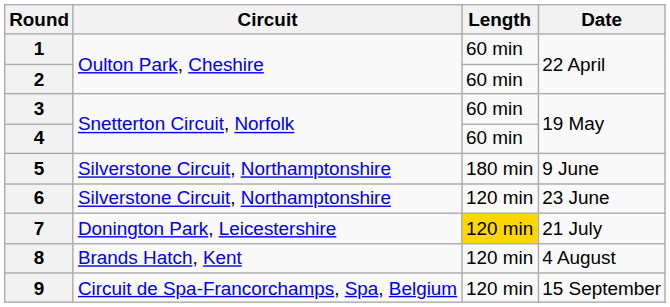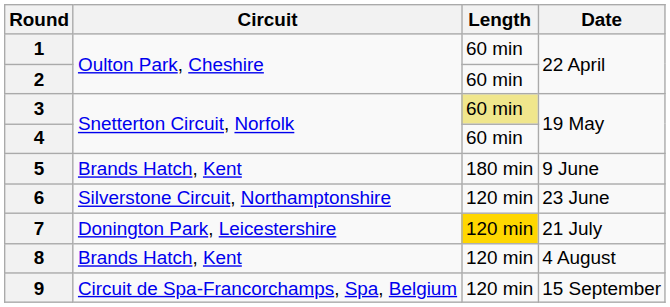(494, 109) no background -> (494, 109) khaki background
(234, 168) Silverstone Circuit, Northamptonshire -> (160, 168) Brands Hatch, Kent
